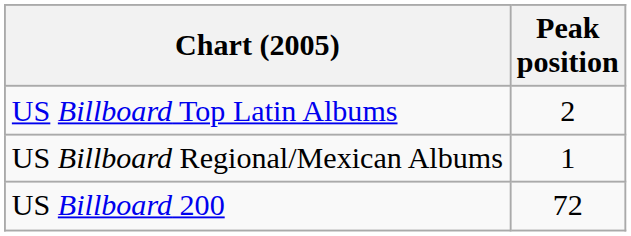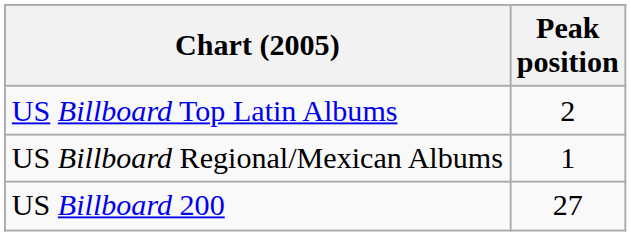(568, 205) 72 -> (568, 205) 27
